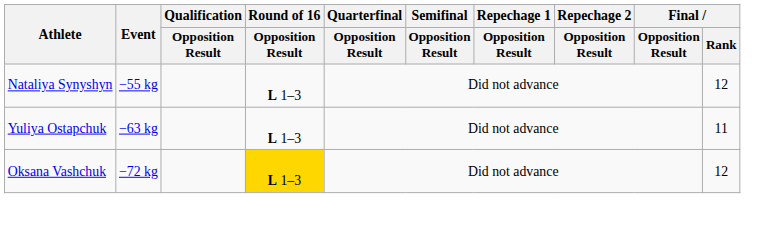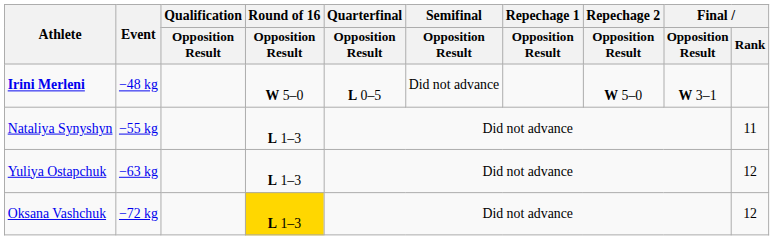+ row: (46, 85)
(721, 85) 12 -> (750, 128) 11
(721, 128) 11 -> (750, 171) 12
